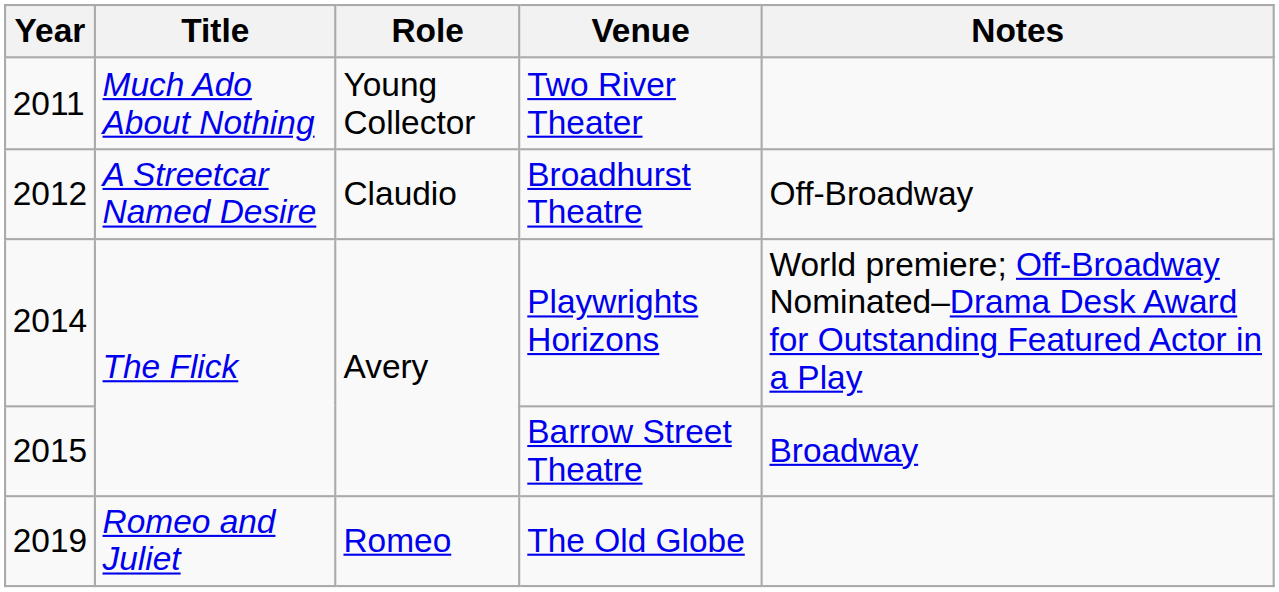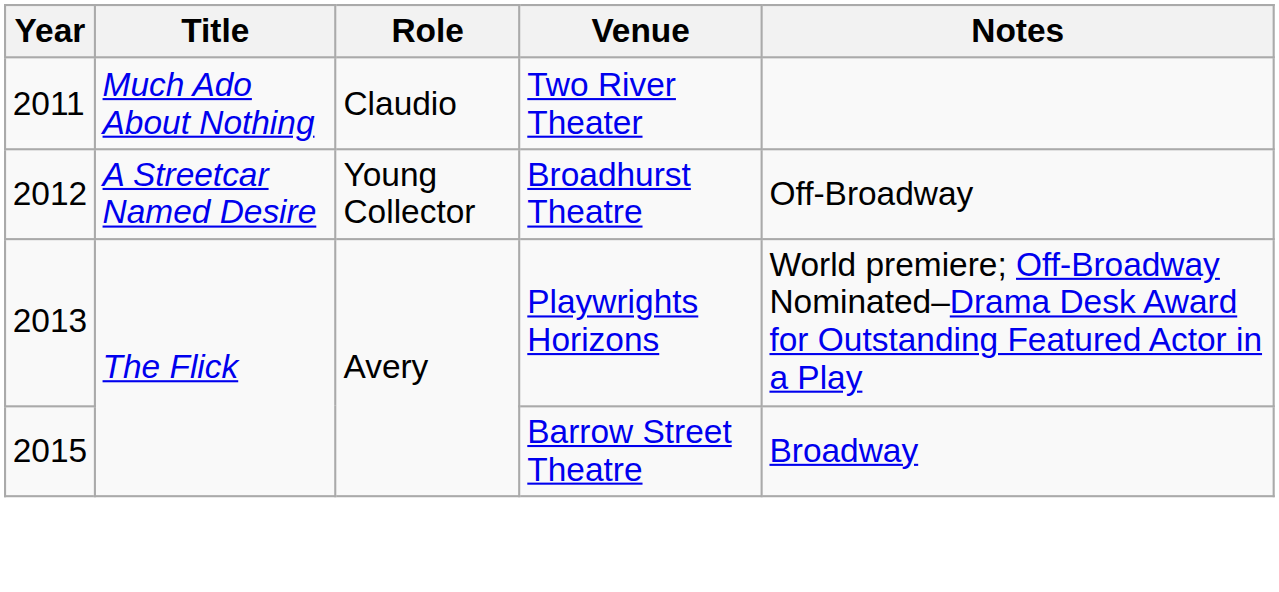(409, 102) Young Collector -> (400, 102) Claudio
(400, 193) Claudio -> (409, 193) Young Collector
(50, 321) 2014 -> (50, 321) 2013
- row: (636, 540)
